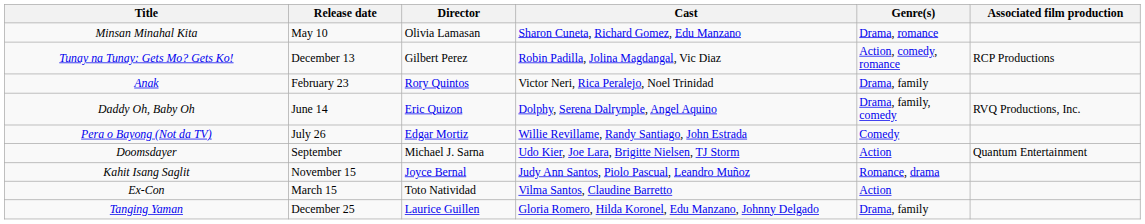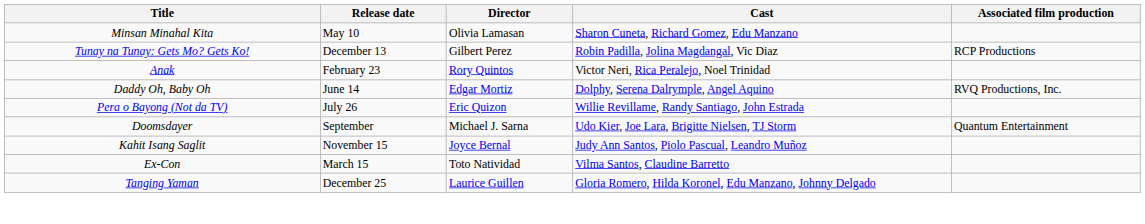- column: (913, 13)
(434, 108) Eric Quizon -> (481, 88) Edgar Mortiz
(437, 134) Edgar Mortiz -> (478, 107) Eric Quizon
